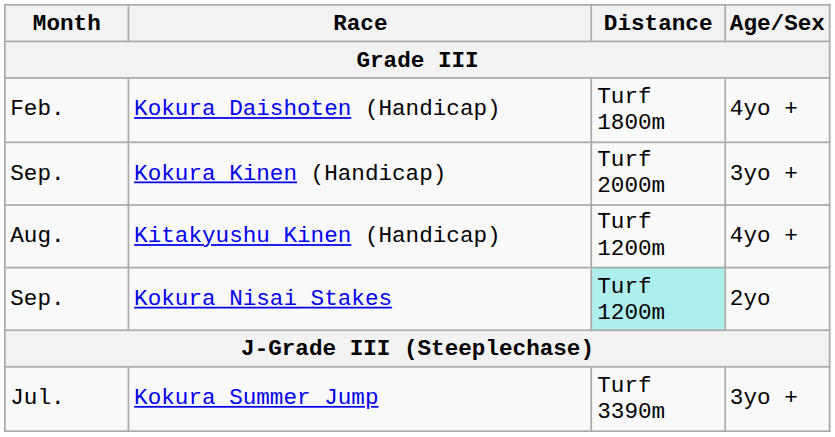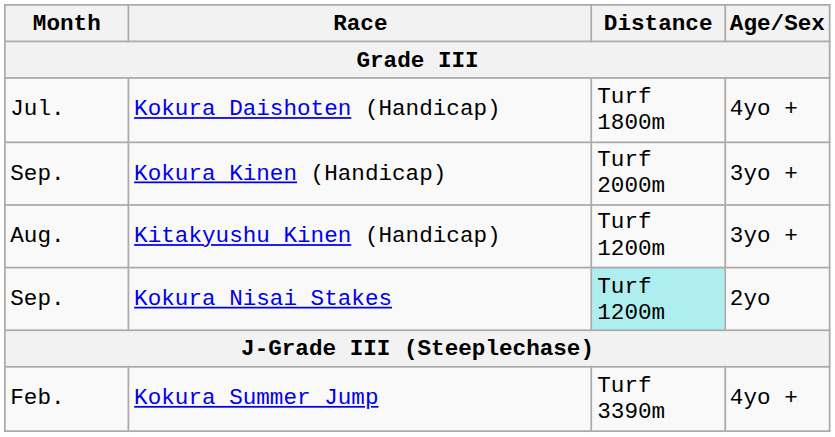(37, 110) Feb. -> (37, 110) Jul.
(764, 236) 4yo + -> (764, 236) 3yo +
(37, 399) Jul. -> (37, 399) Feb.
(764, 399) 3yo + -> (764, 399) 4yo +
